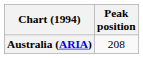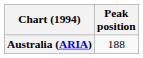(116, 44) 208 -> (116, 44) 188
